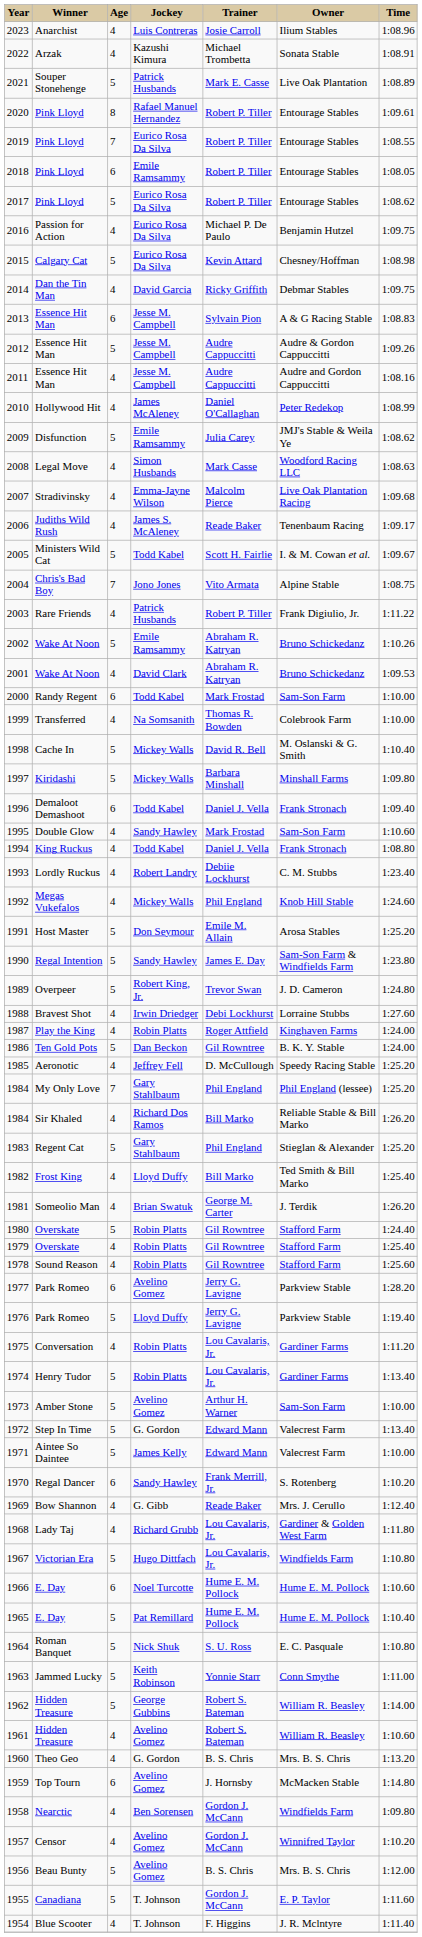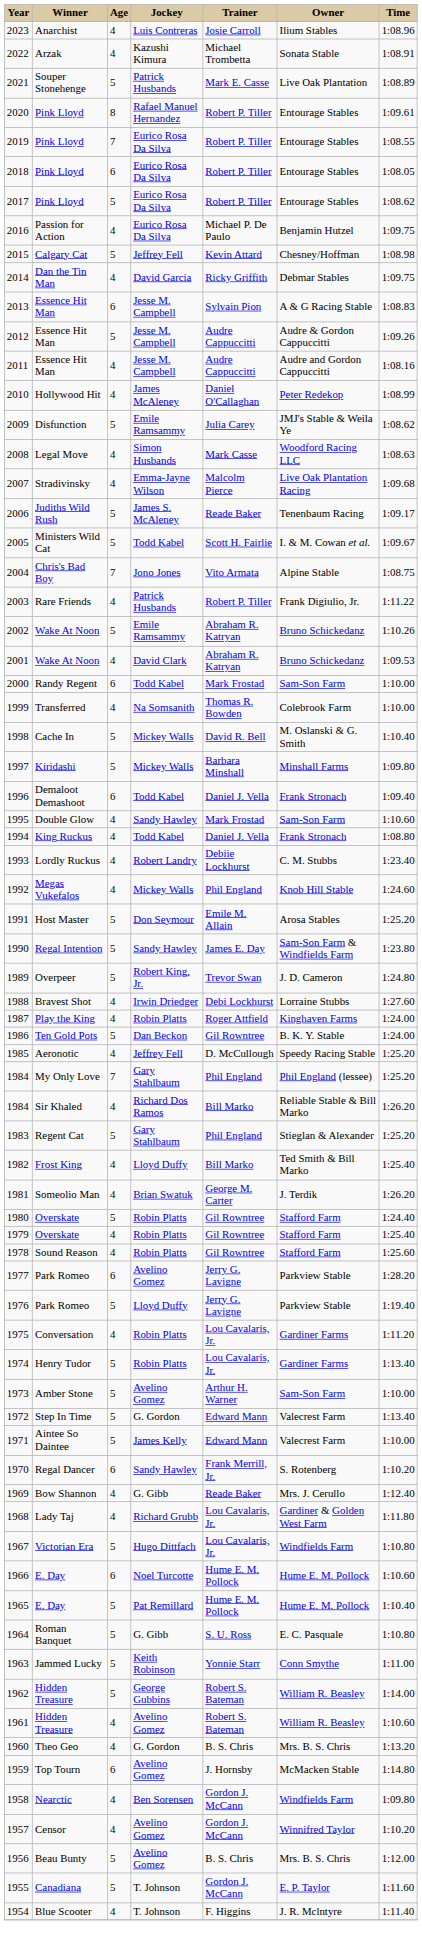(159, 171) Emile Ramsammy -> (160, 171) Eurico Rosa Da Silva
(160, 260) Eurico Rosa Da Silva -> (158, 254) Jeffrey Fell
(113, 525) 4 -> (113, 513) 5
(156, 1647) Nick Shuk -> (151, 1634) G. Gibb
